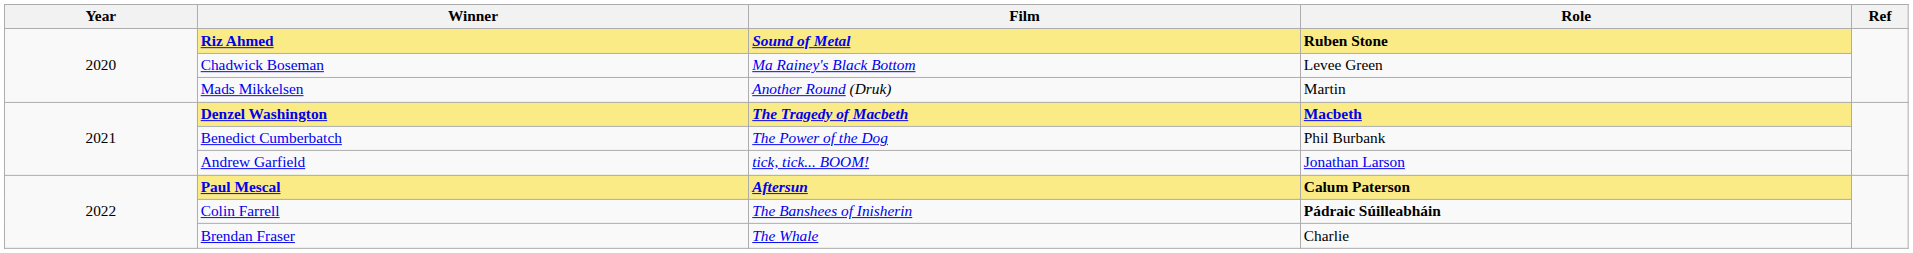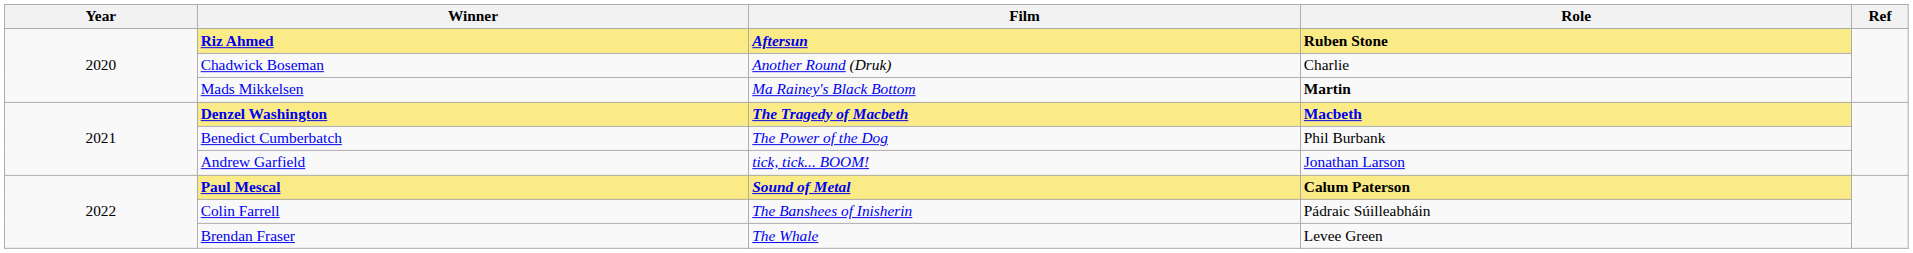(801, 41) Sound of Metal -> (780, 41) Aftersun
(834, 65) Ma Rainey's Black Bottom -> (822, 65) Another Round (Druk)
(1343, 65) Levee Green -> (1326, 65) Charlie
(822, 89) Another Round (Druk) -> (834, 89) Ma Rainey's Black Bottom
(1325, 89) normal -> (1327, 89) bold
(780, 187) Aftersun -> (801, 187) Sound of Metal
(1372, 211) bold -> (1367, 211) normal
(1326, 235) Charlie -> (1343, 235) Levee Green
